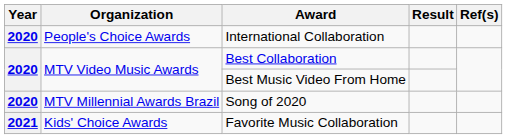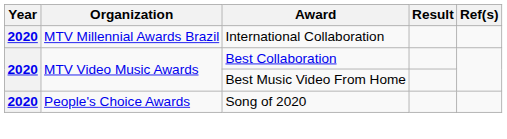(117, 36) People's Choice Awards -> (132, 36) MTV Millennial Awards Brazil
(132, 101) MTV Millennial Awards Brazil -> (117, 101) People's Choice Awards
- row: (312, 123)
